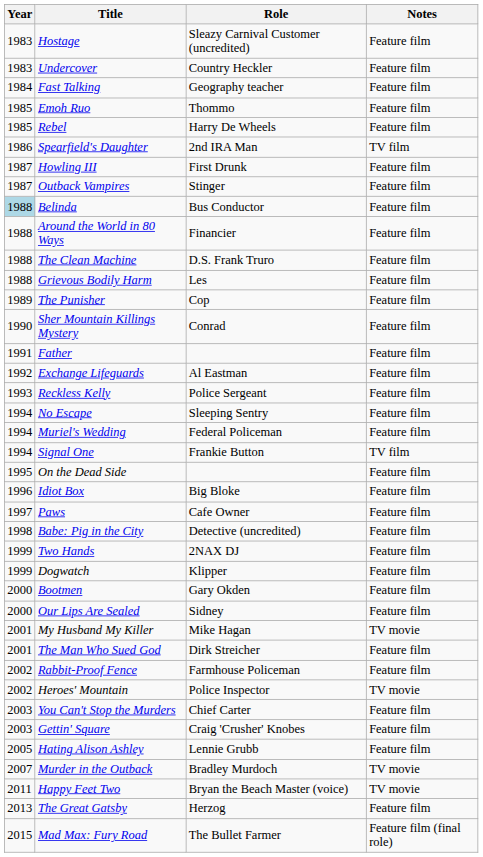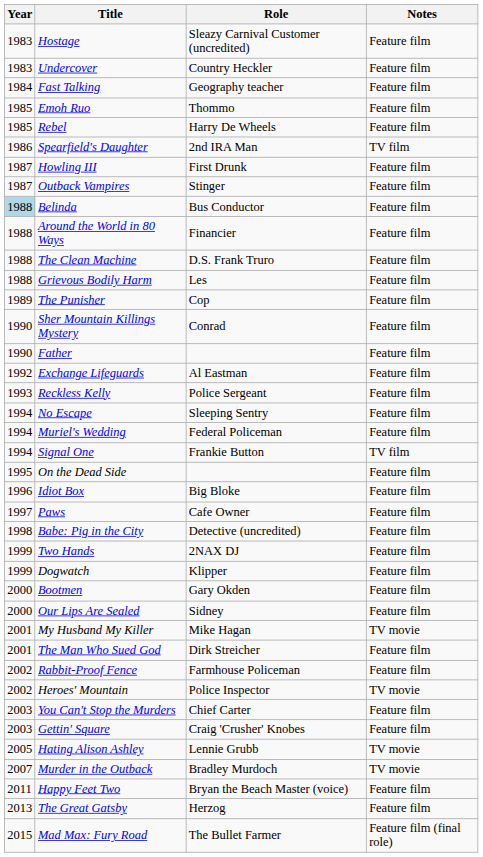(20, 353) 1991 -> (20, 353) 1990
(400, 749) Feature film -> (394, 749) TV movie
(394, 788) TV movie -> (400, 788) Feature film
